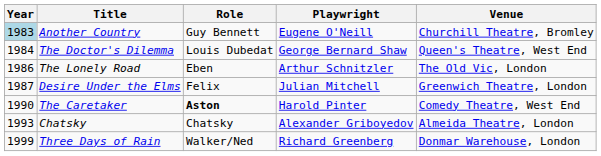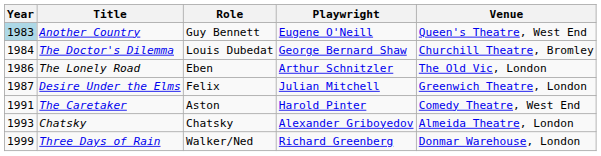(506, 32) Churchill Theatre, Bromley -> (503, 32) Queen's Theatre, West End
(503, 50) Queen's Theatre, West End -> (506, 50) Churchill Theatre, Bromley
(21, 105) 1990 -> (21, 105) 1991
(203, 105) bold -> (203, 105) normal
